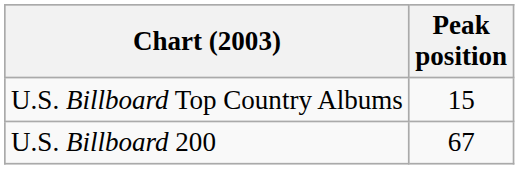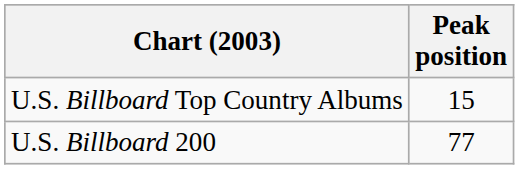(461, 142) 67 -> (461, 142) 77
